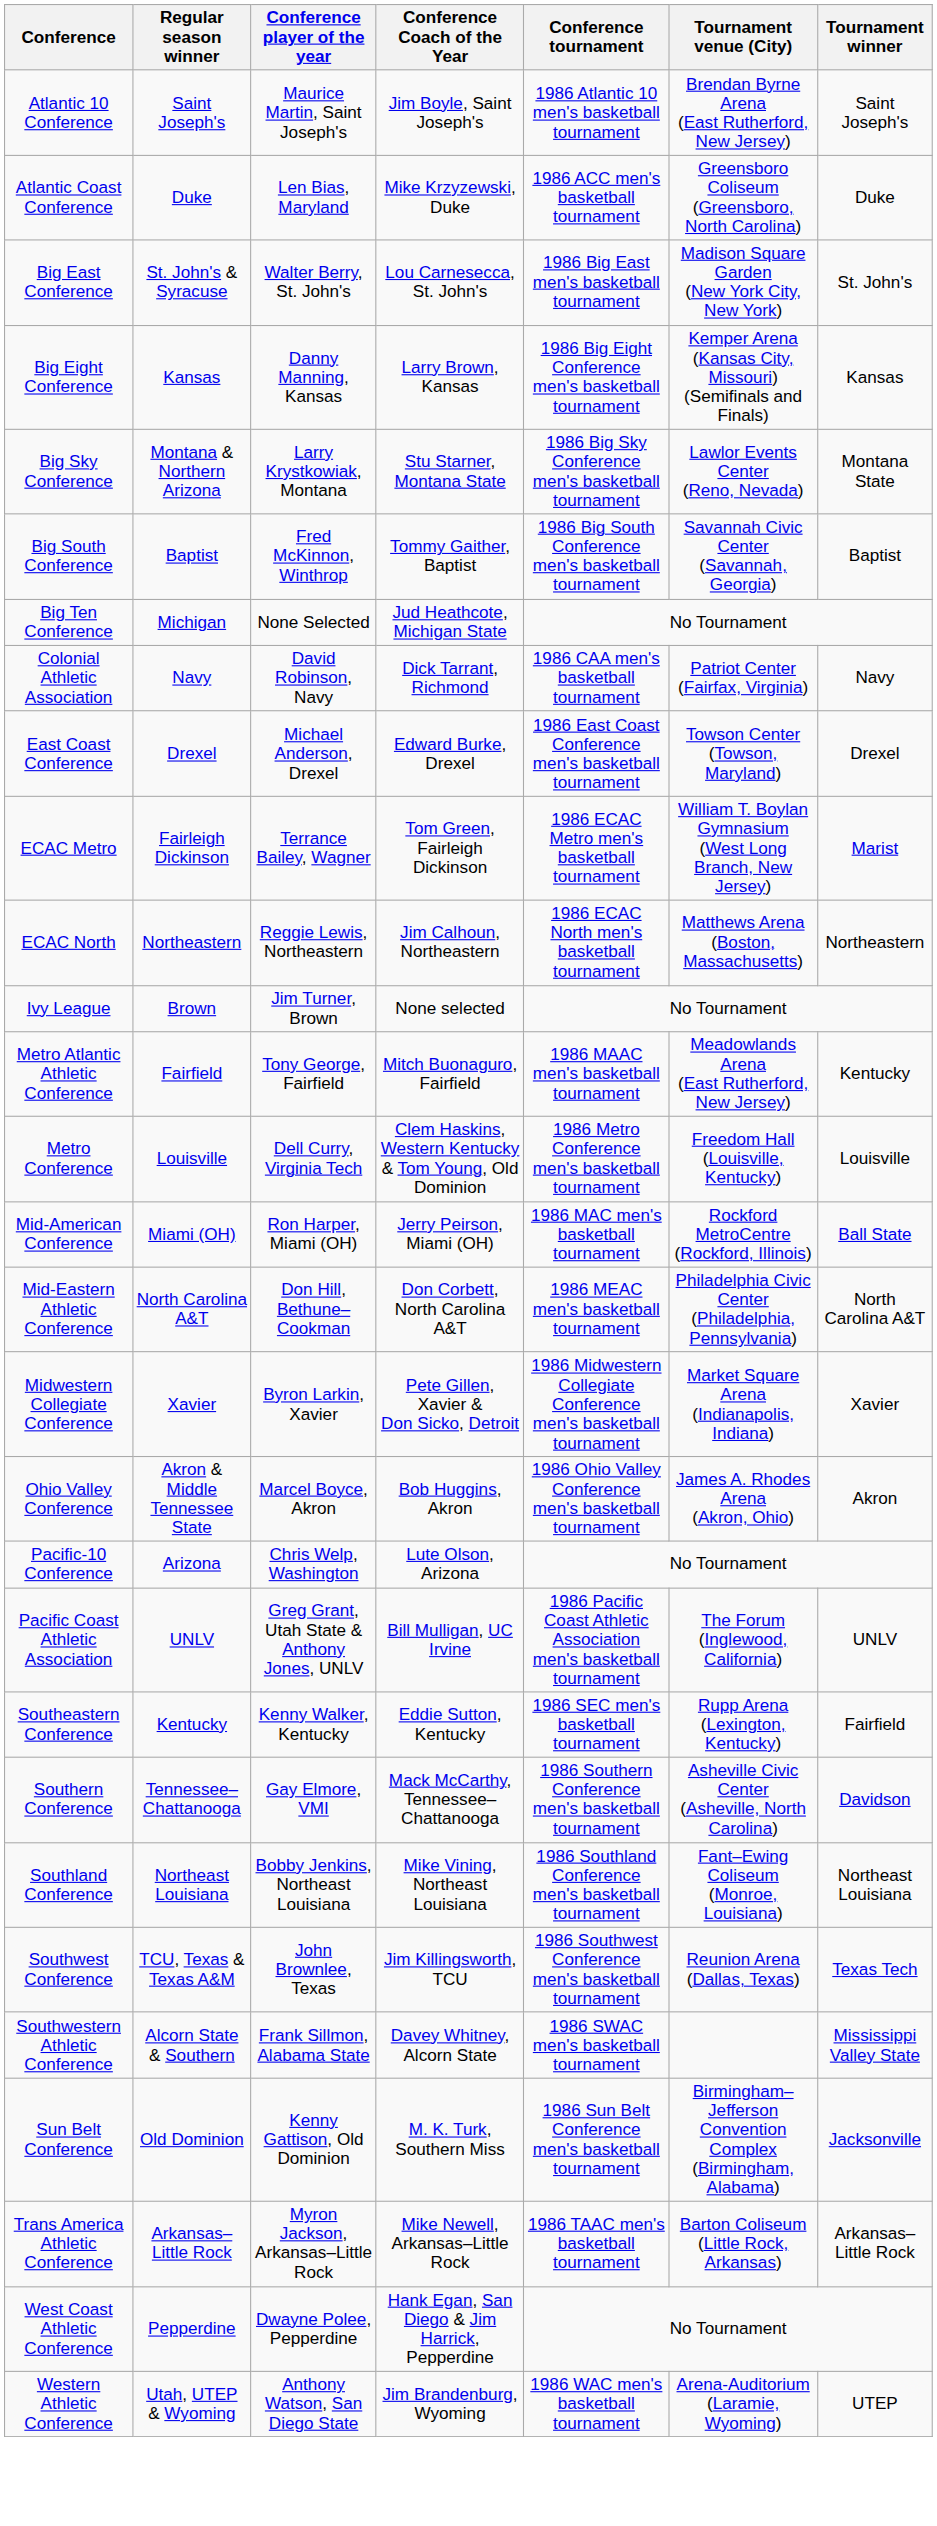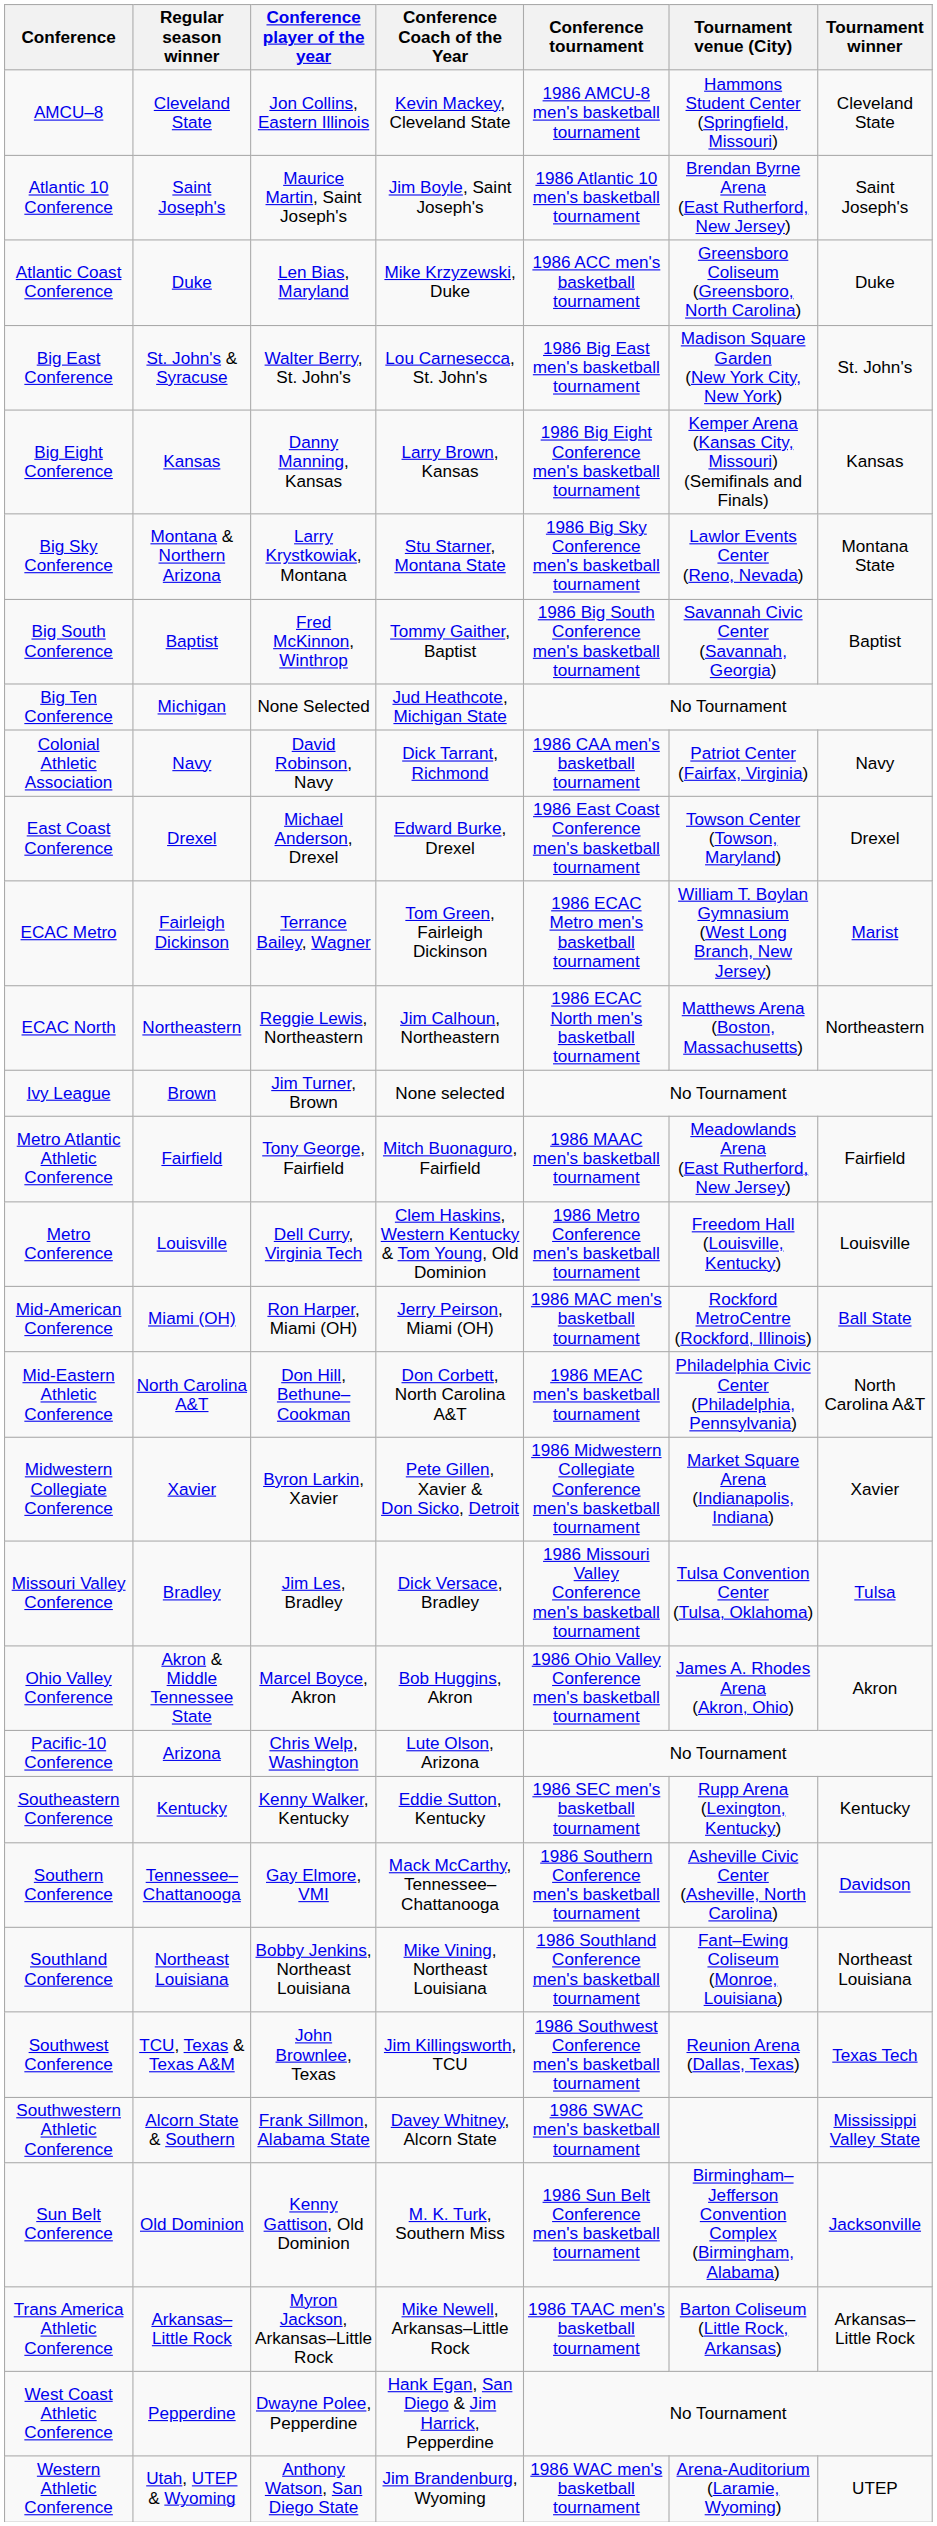+ row: (69, 112)
(875, 1074) Kentucky -> (875, 1158) Fairfield
+ row: (69, 1593)
- row: (69, 1639)
(875, 1724) Fairfield -> (875, 1809) Kentucky
